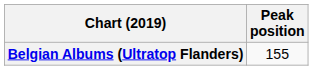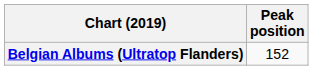(277, 53) 155 -> (277, 53) 152
